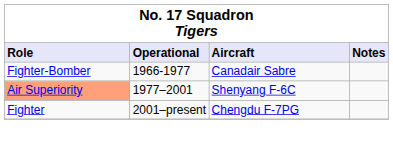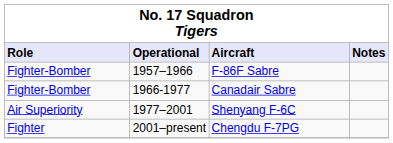+ row: (245, 71)
(45, 90) lightsalmon background -> (45, 109) no background
